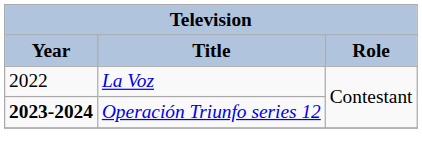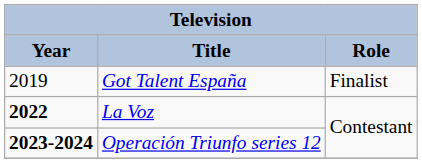+ row: (174, 81)
(28, 81) normal -> (28, 111) bold
